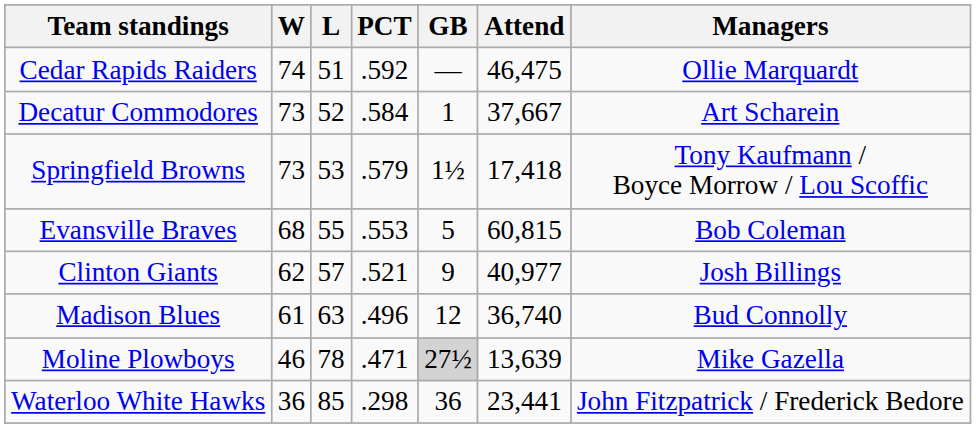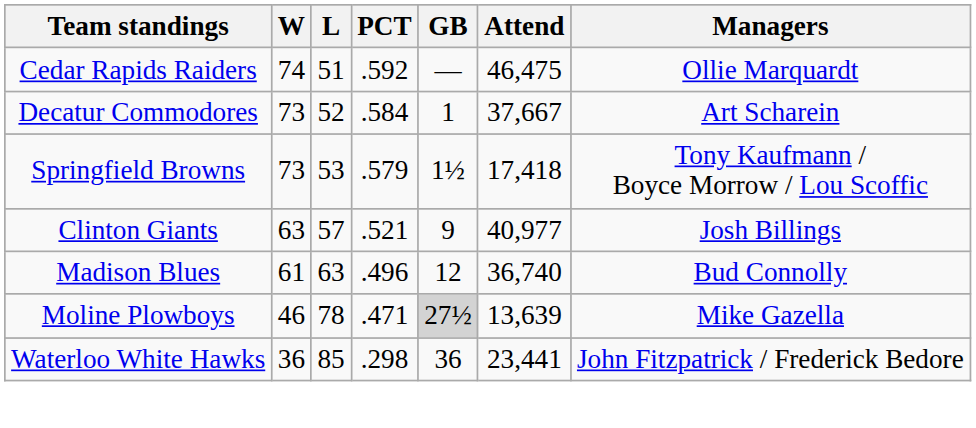- row: (138, 229)
(291, 272) 62 -> (291, 229) 63
